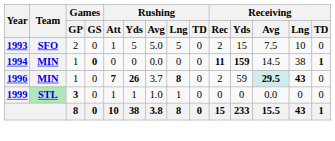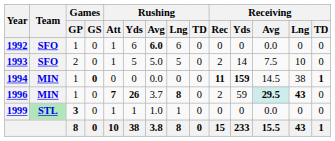+ row: (17, 45)
(242, 45) 15 -> (242, 62) 14
